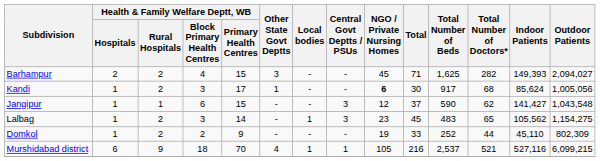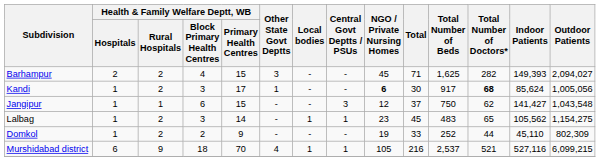(489, 89) normal -> (489, 89) bold
(448, 104) 590 -> (448, 104) 750
(345, 119) 3 -> (345, 119) 1
